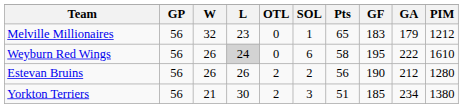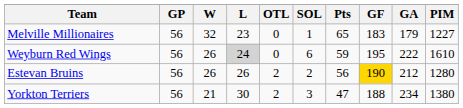(442, 34) 1212 -> (442, 34) 1227
(342, 53) 58 -> (342, 53) 59
(376, 73) no background -> (376, 73) gold background
(342, 93) 51 -> (342, 93) 47
(376, 93) 185 -> (376, 93) 188
